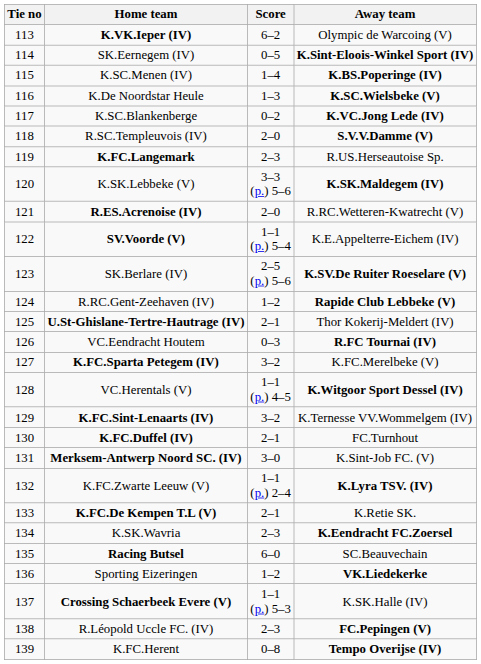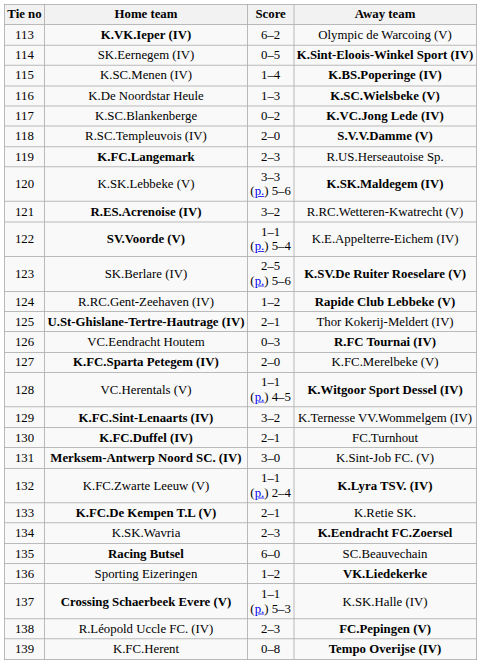(271, 211) 2–0 -> (271, 211) 3–2
(271, 362) 3–2 -> (271, 362) 2–0
